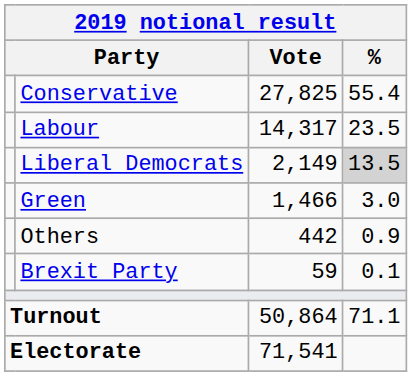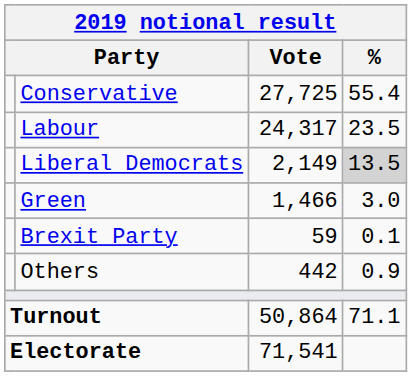(298, 94) 27,825 -> (298, 94) 27,725
(298, 129) 14,317 -> (298, 129) 24,317
rows swapped: (60, 236) <-> (99, 272)
